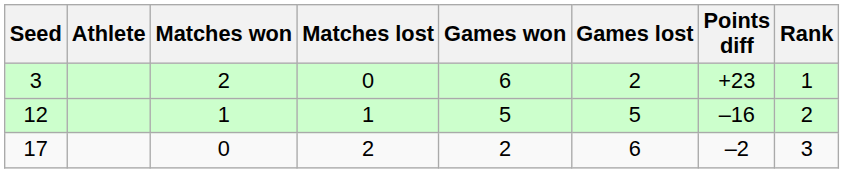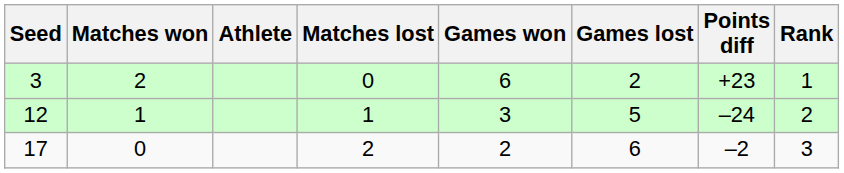columns swapped: (109, 33) <-> (224, 33)
(505, 115) 5 -> (505, 115) 3
(737, 115) –16 -> (737, 115) –24
